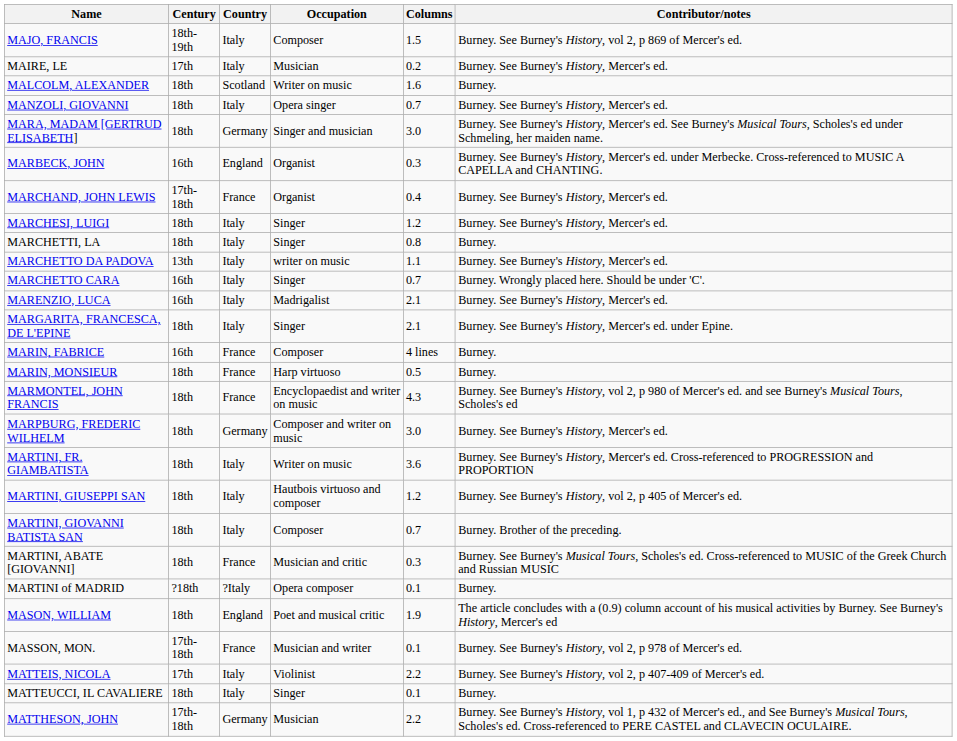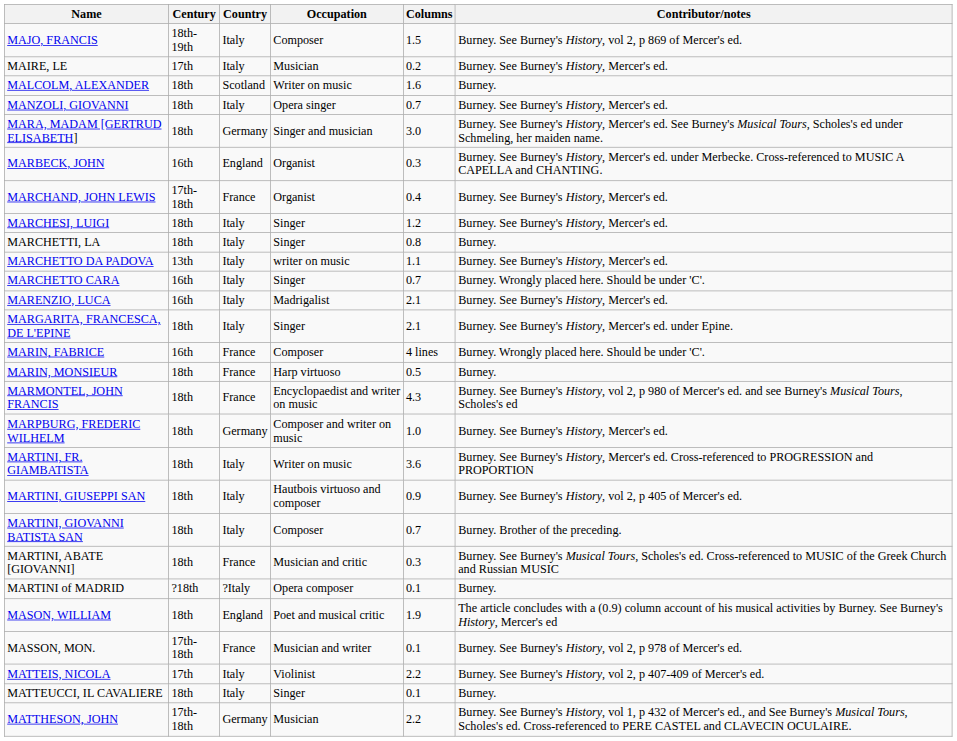(477, 352) Burney. -> (582, 352) Burney. Wrongly placed here. Should be under 'C'.
(414, 430) 3.0 -> (414, 430) 1.0
(414, 496) 1.2 -> (414, 496) 0.9
